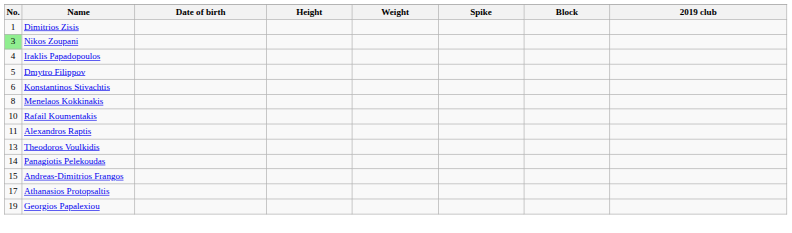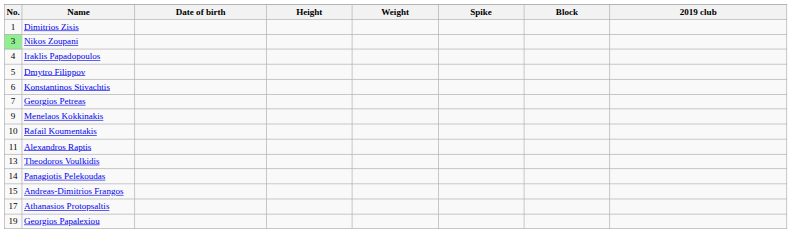+ row: (55, 102)
(13, 102) 8 -> (13, 117) 9
